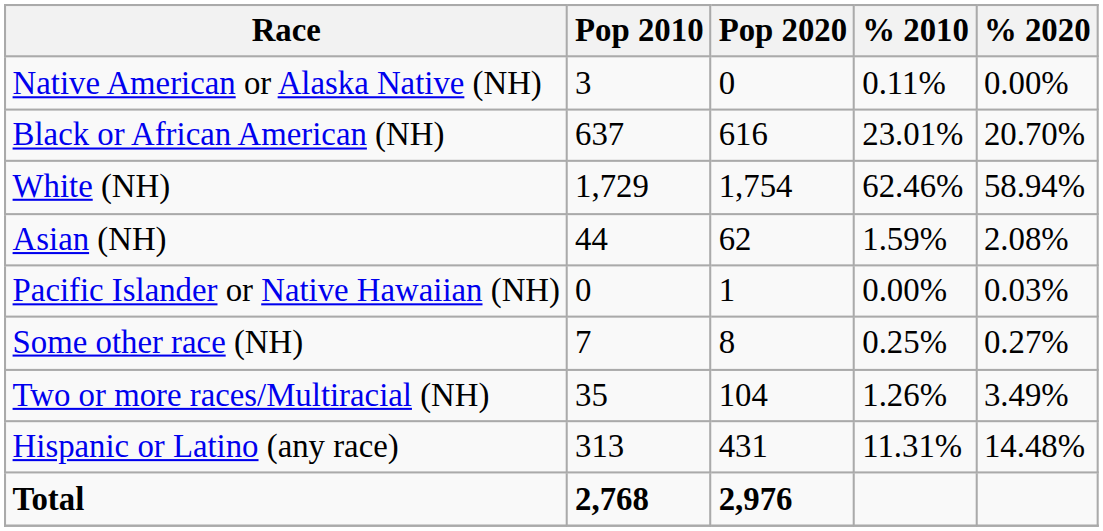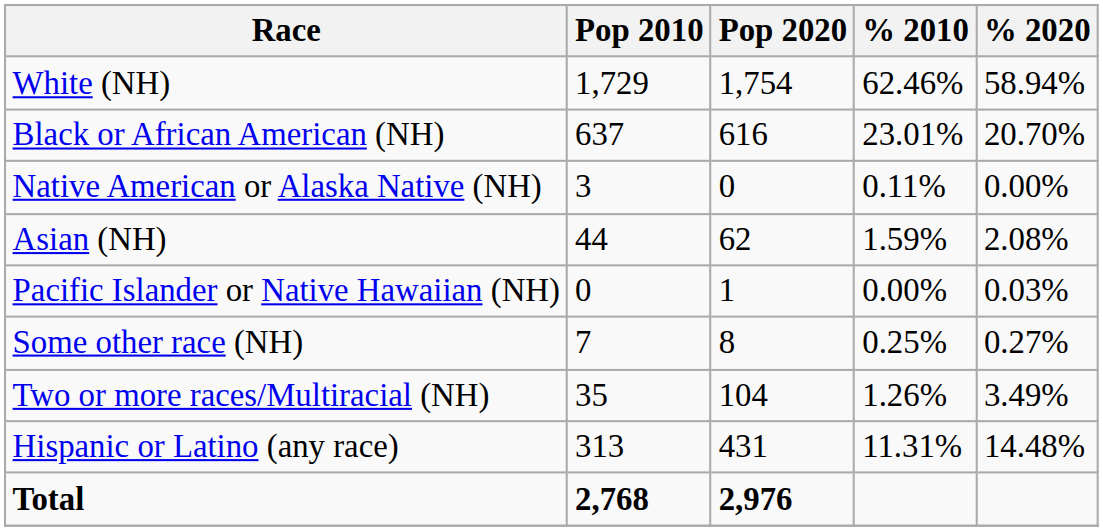rows swapped: (91, 186) <-> (277, 82)
